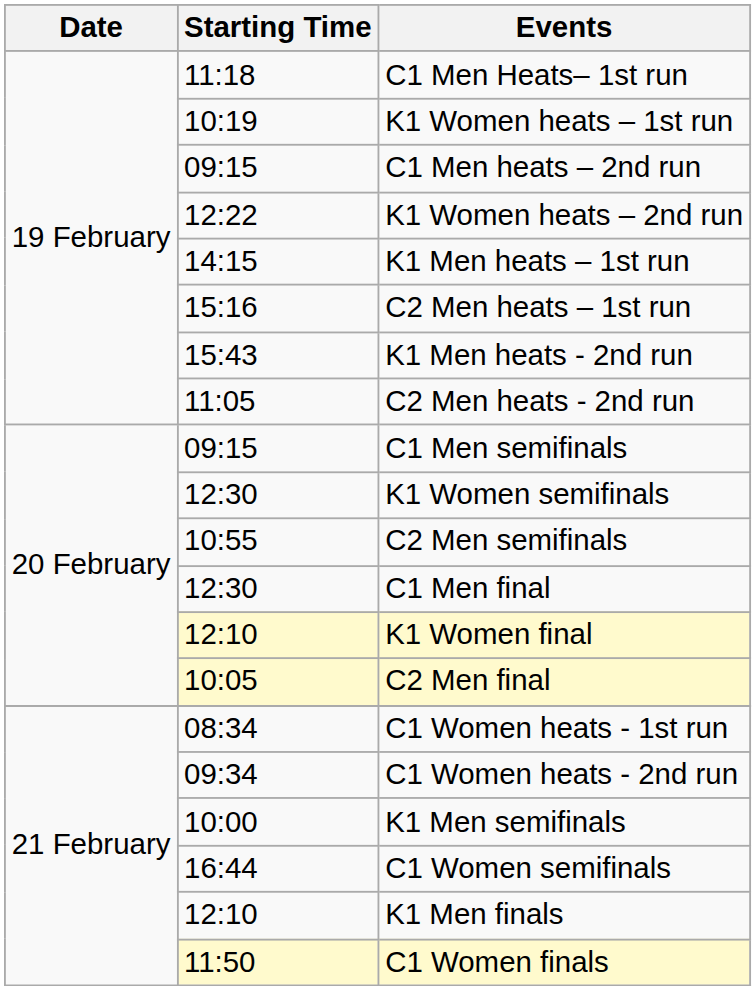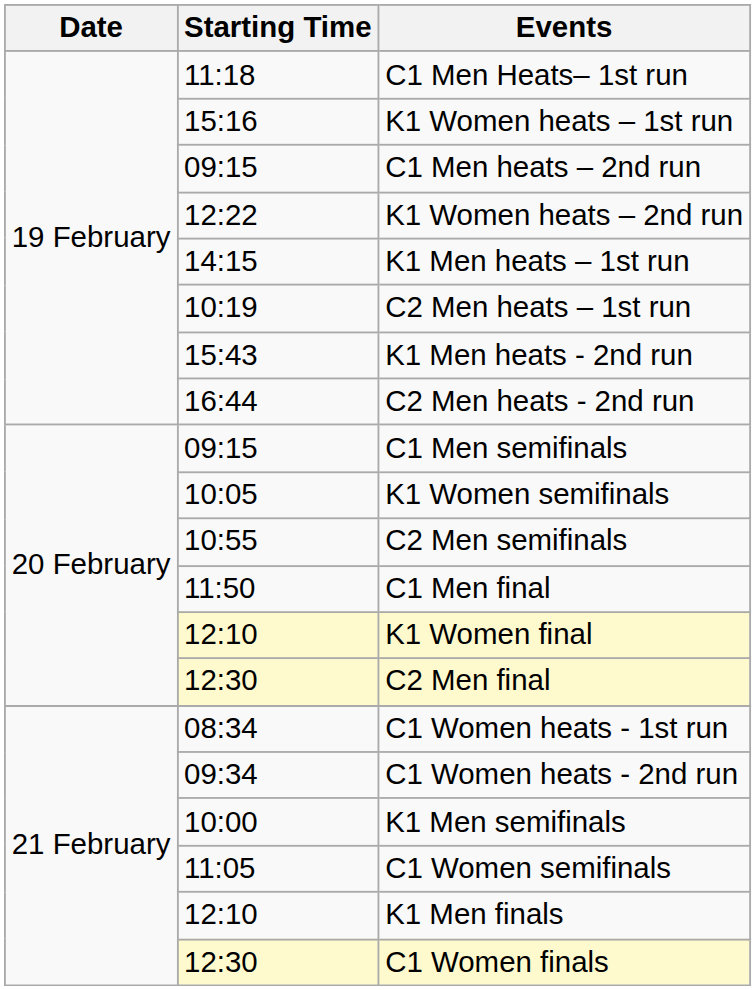(221, 121) 10:19 -> (221, 121) 15:16
(221, 307) 15:16 -> (221, 307) 10:19
(220, 401) 11:05 -> (221, 401) 16:44
(221, 494) 12:30 -> (221, 494) 10:05
(221, 588) 12:30 -> (220, 588) 11:50
(221, 681) 10:05 -> (221, 681) 12:30
(221, 868) 16:44 -> (220, 868) 11:05
(220, 961) 11:50 -> (221, 961) 12:30
